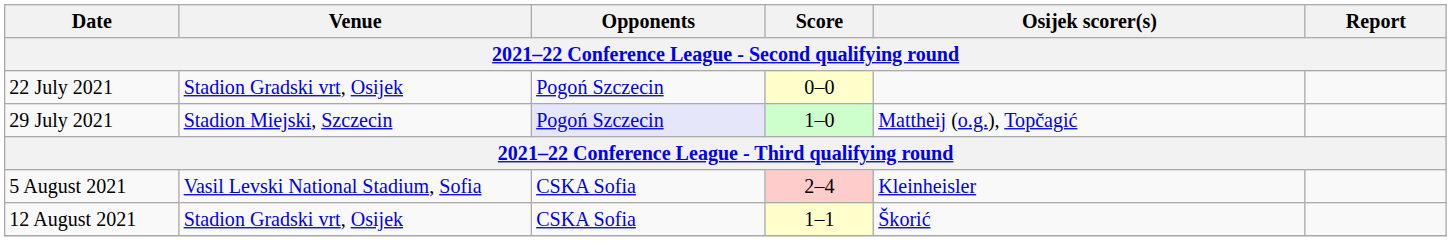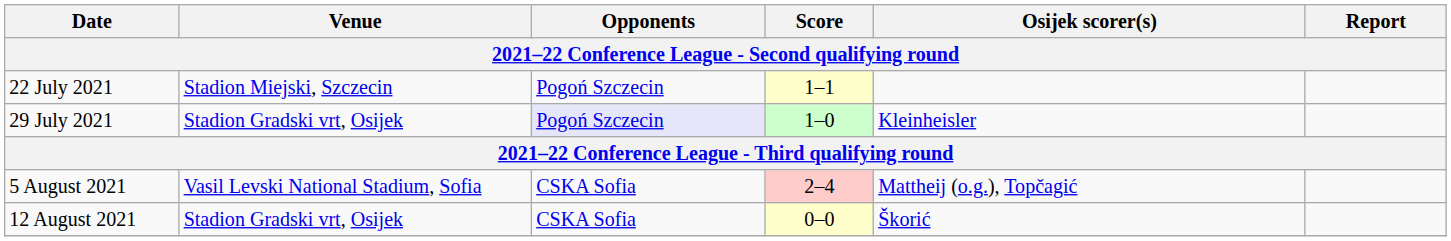(293, 87) Stadion Gradski vrt, Osijek -> (288, 87) Stadion Miejski, Szczecin
(819, 87) 0–0 -> (819, 87) 1–1
(288, 120) Stadion Miejski, Szczecin -> (293, 120) Stadion Gradski vrt, Osijek
(978, 120) Mattheij (o.g.), Topčagić -> (927, 120) Kleinheisler
(927, 186) Kleinheisler -> (978, 186) Mattheij (o.g.), Topčagić
(819, 219) 1–1 -> (819, 219) 0–0
